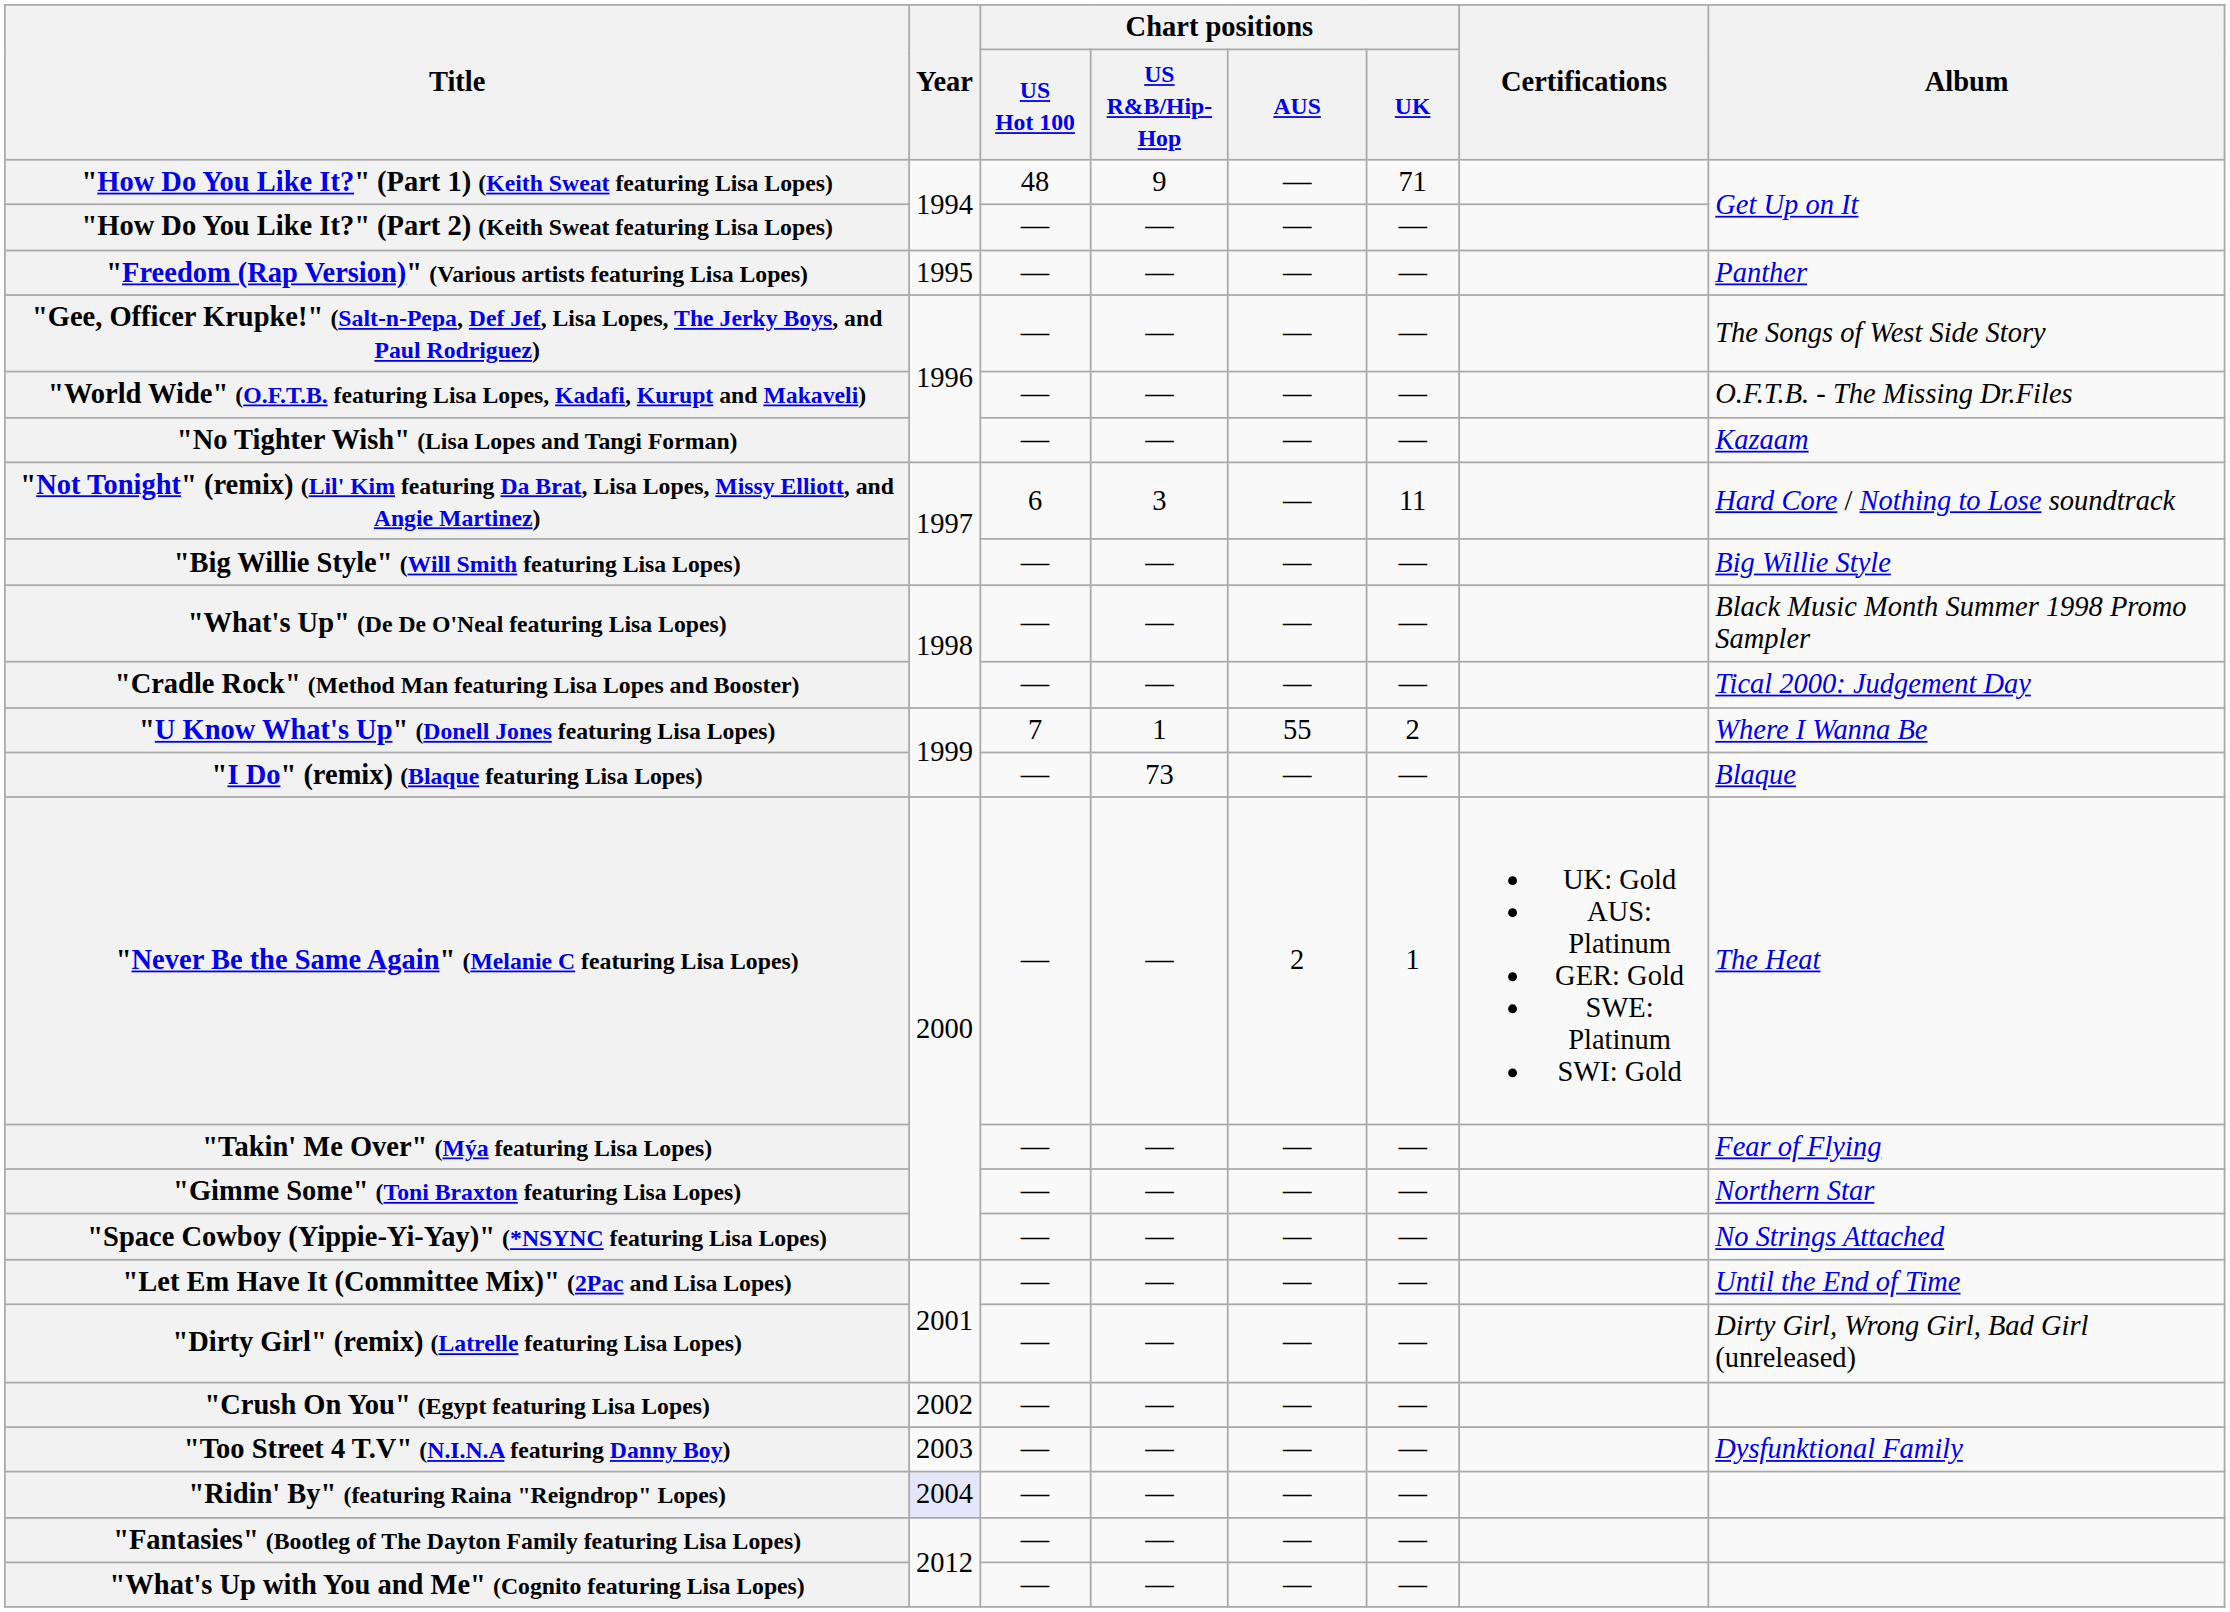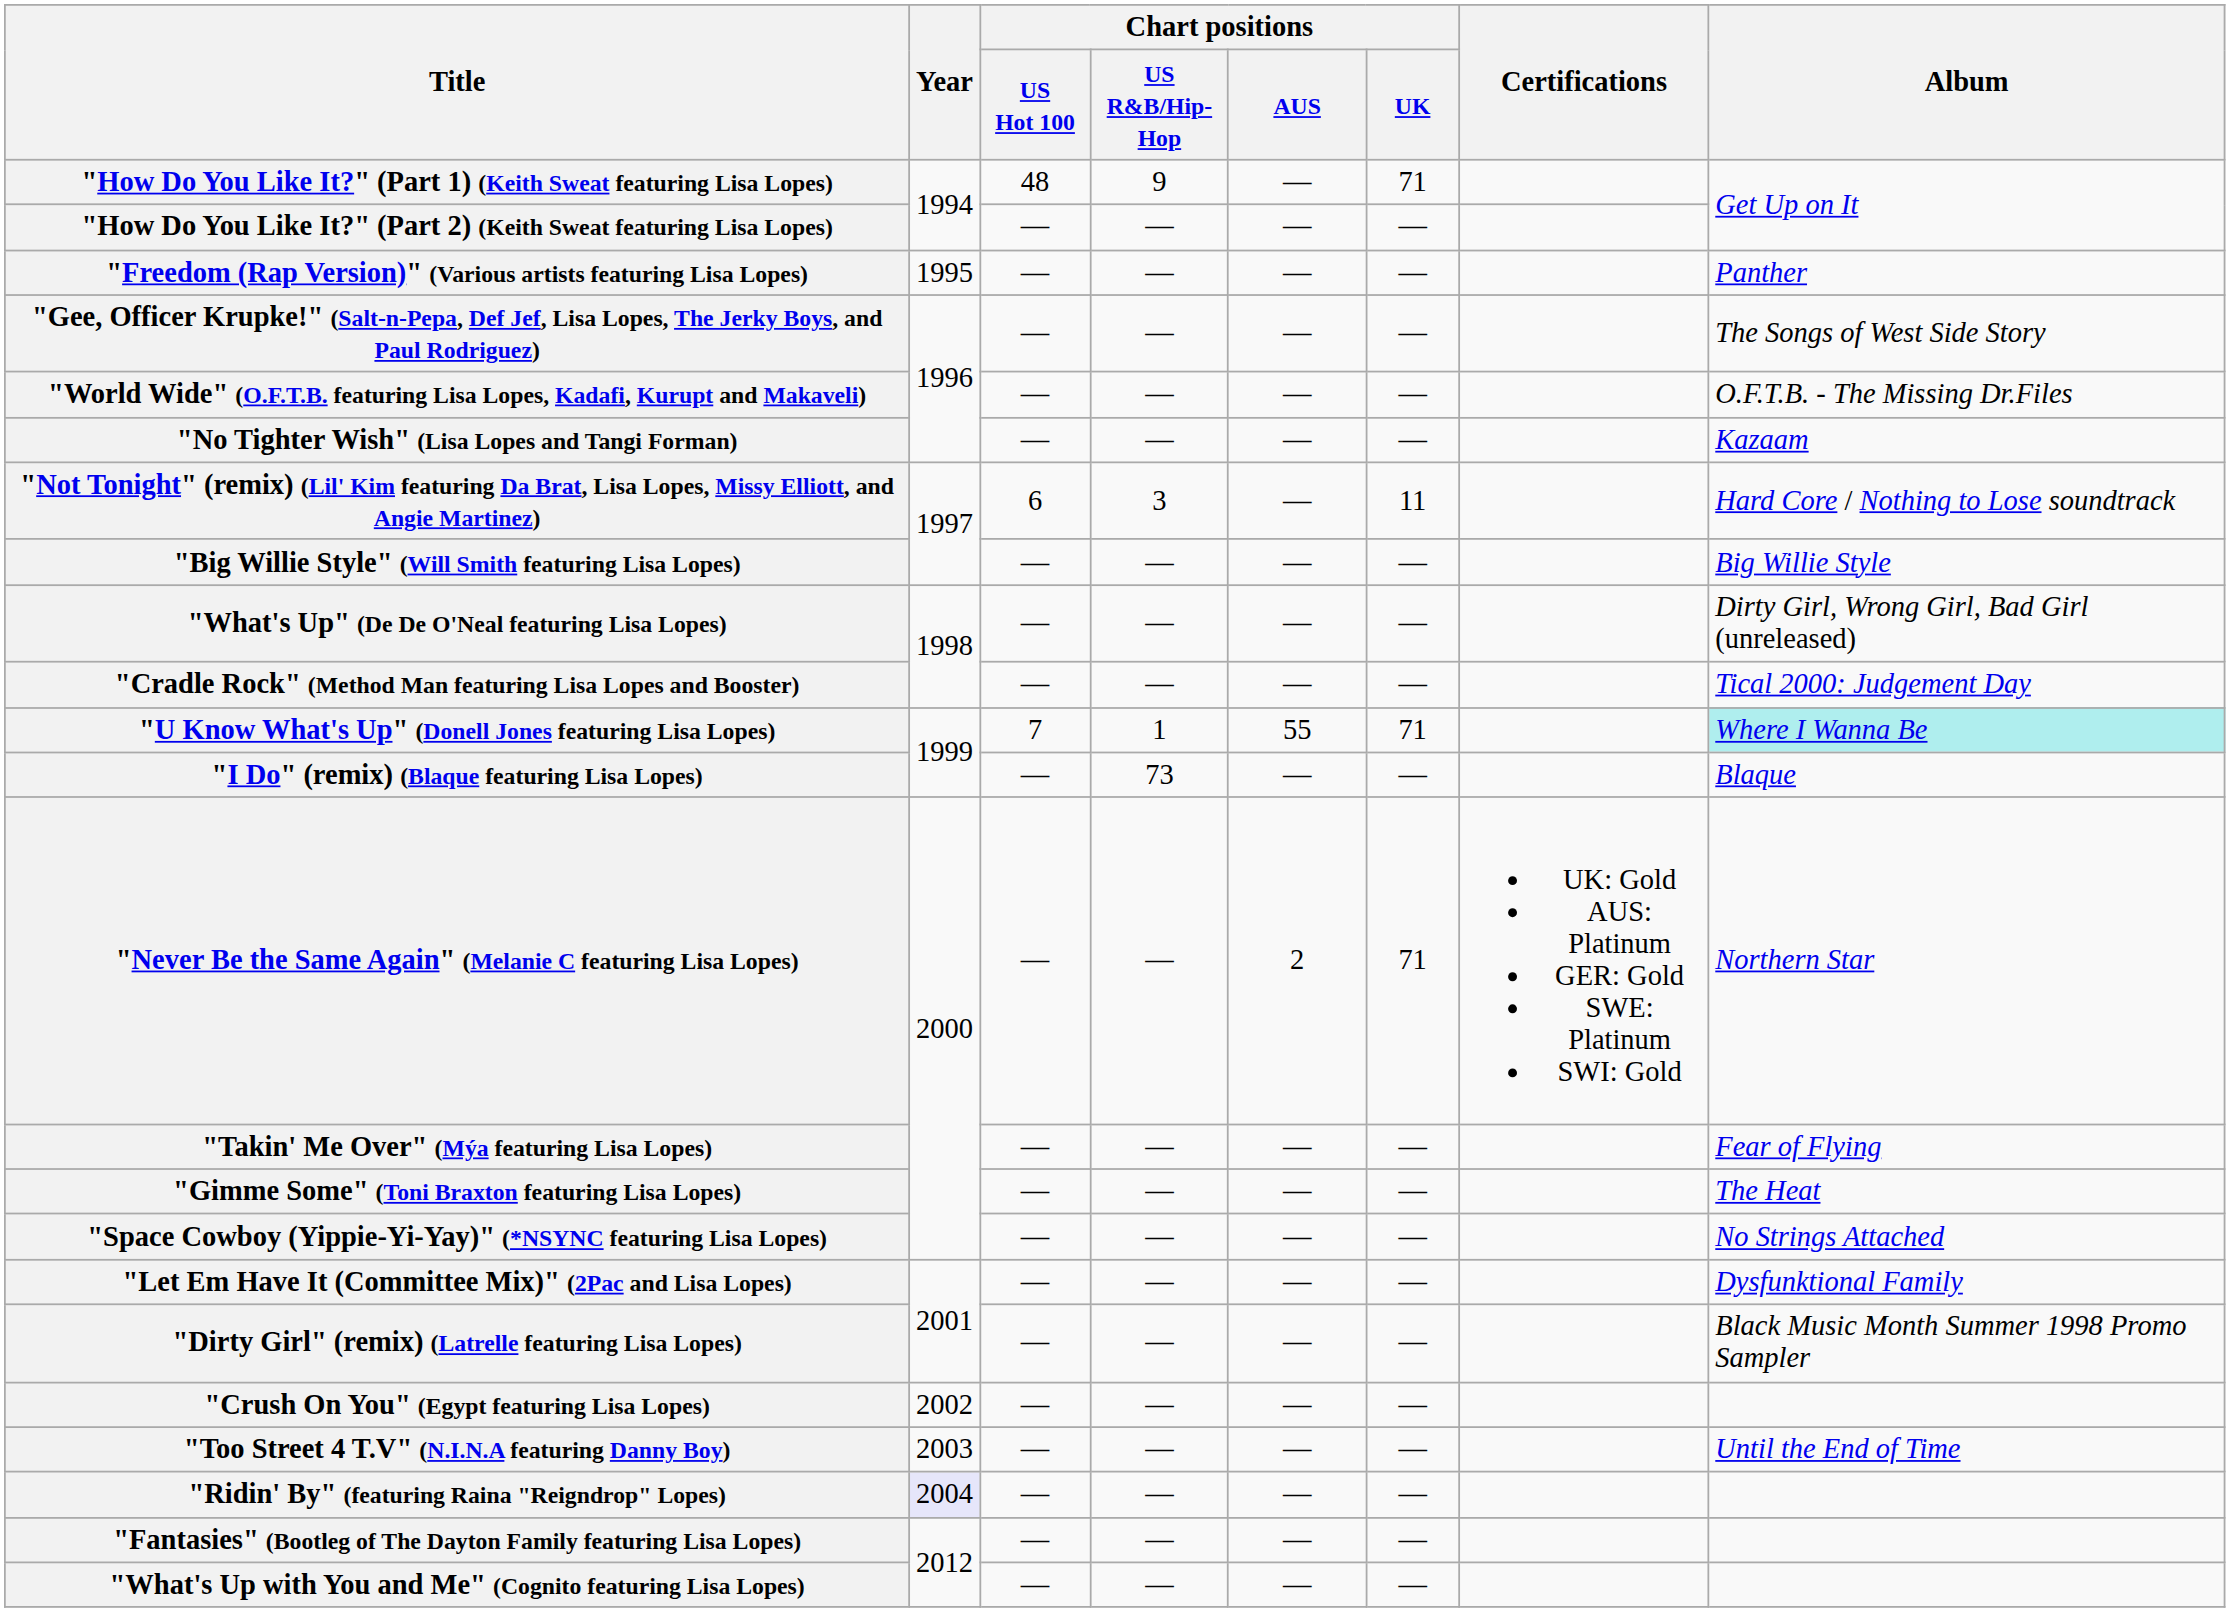(1951, 622) Black Music Month Summer 1998 Promo Sampler -> (1902, 622) Dirty Girl, Wrong Girl, Bad Girl (unreleased)
(1413, 729) 2 -> (1413, 729) 71
(1821, 729) no background -> (1821, 729) paleturquoise background
(1413, 960) 1 -> (1413, 960) 71
(1768, 960) The Heat -> (1795, 960) Northern Star
(1795, 1191) Northern Star -> (1768, 1191) The Heat
(1838, 1281) Until the End of Time -> (1839, 1281) Dysfunktional Family
(1902, 1342) Dirty Girl, Wrong Girl, Bad Girl (unreleased) -> (1951, 1342) Black Music Month Summer 1998 Promo Sampler
(1839, 1449) Dysfunktional Family -> (1838, 1449) Until the End of Time
